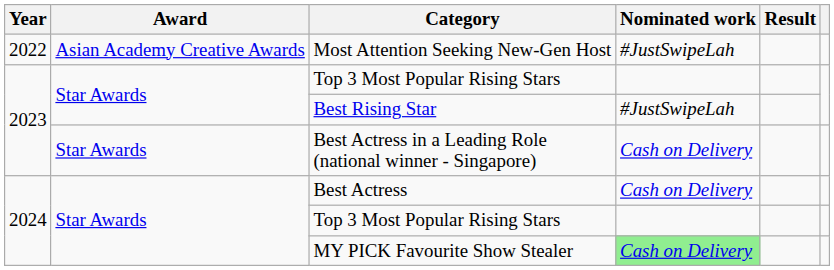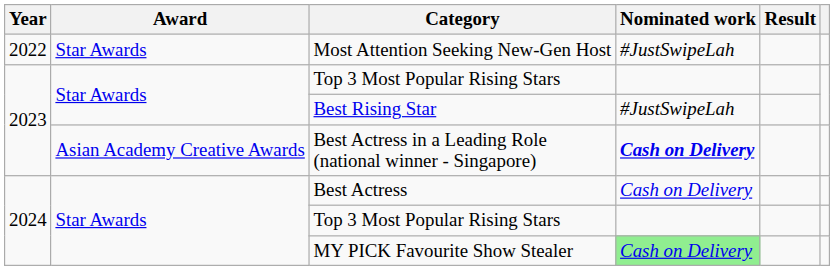(180, 49) Asian Academy Creative Awards -> (101, 49) Star Awards
(101, 149) Star Awards -> (180, 149) Asian Academy Creative Awards
(686, 149) normal -> (687, 149) bold
